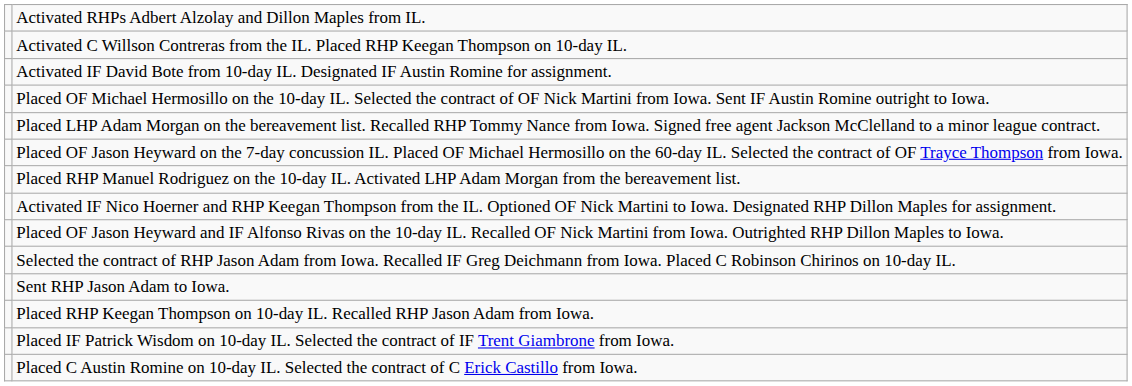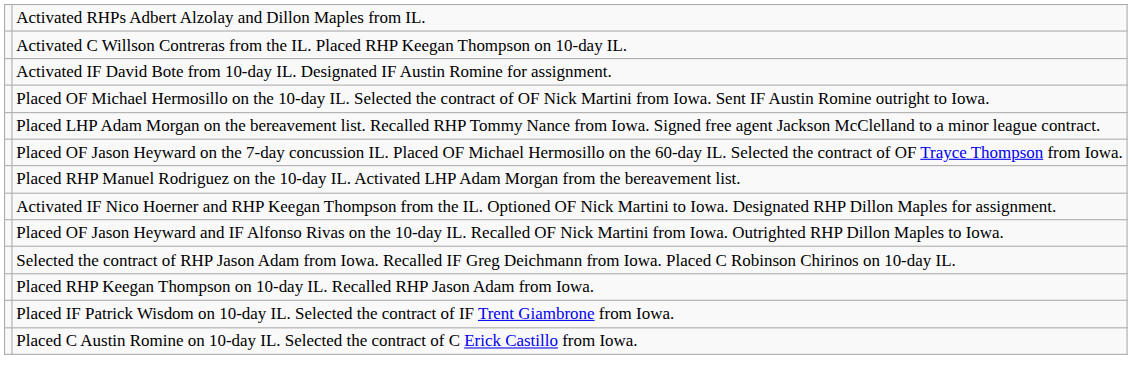- row: (123, 286)
